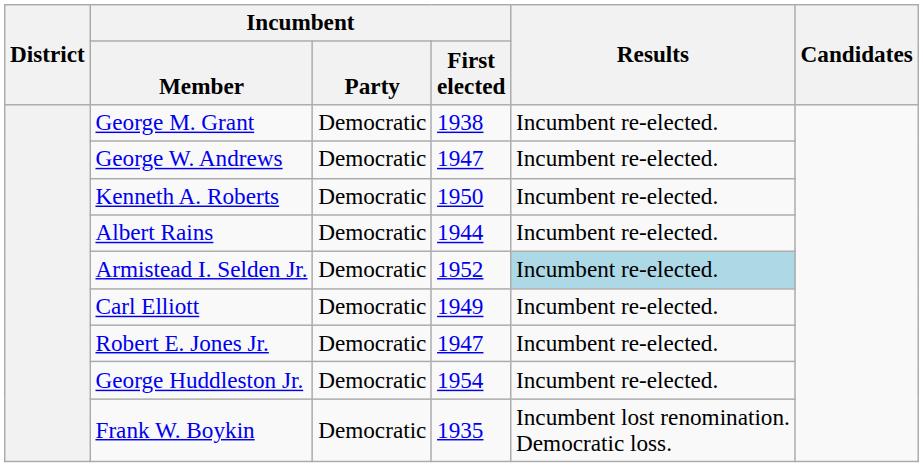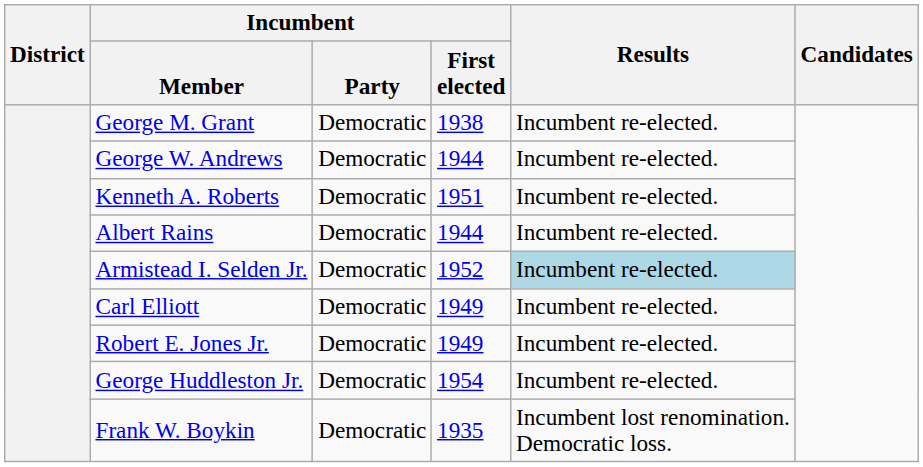(460, 159) 1947 -> (460, 159) 1944
(460, 196) 1950 -> (460, 196) 1951
(460, 343) 1947 -> (460, 343) 1949
